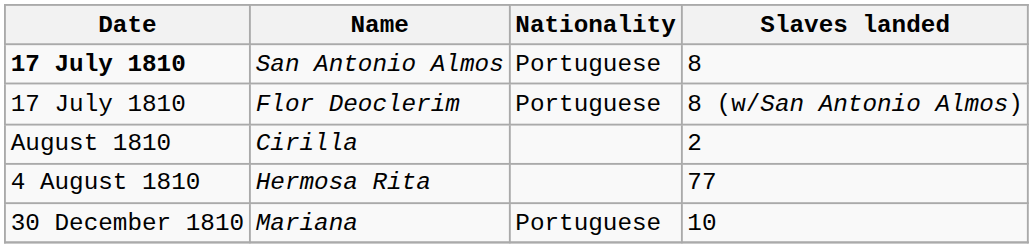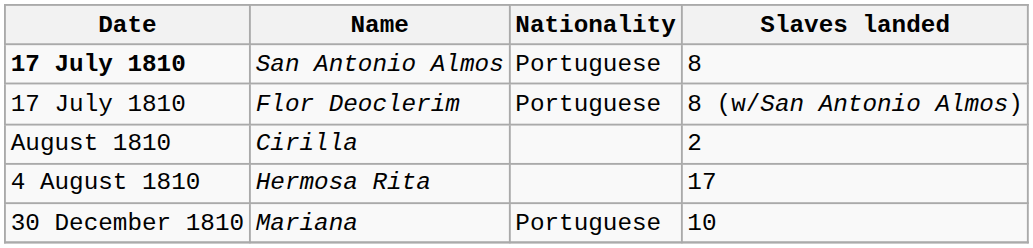(702, 183) 77 -> (702, 183) 17
